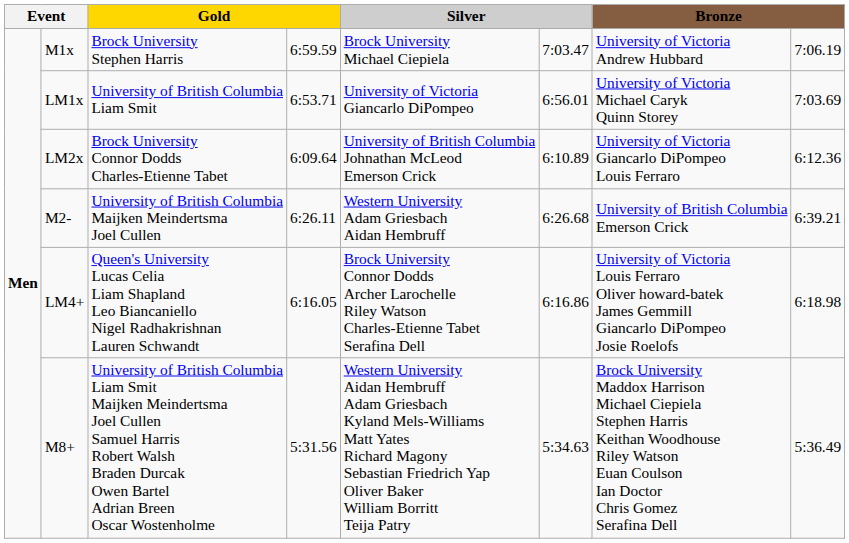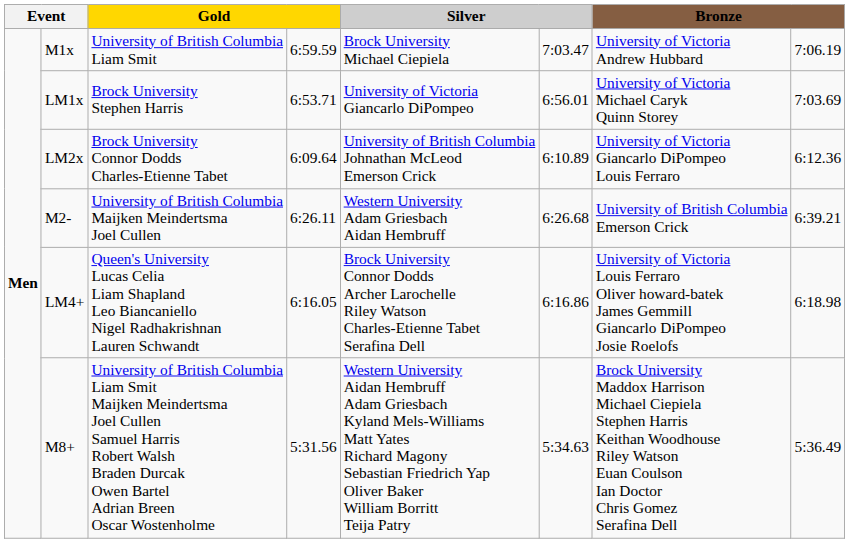(145, 49) Brock University Stephen Harris -> (187, 49) University of British Columbia Liam Smit
(187, 99) University of British Columbia Liam Smit -> (145, 99) Brock University Stephen Harris
